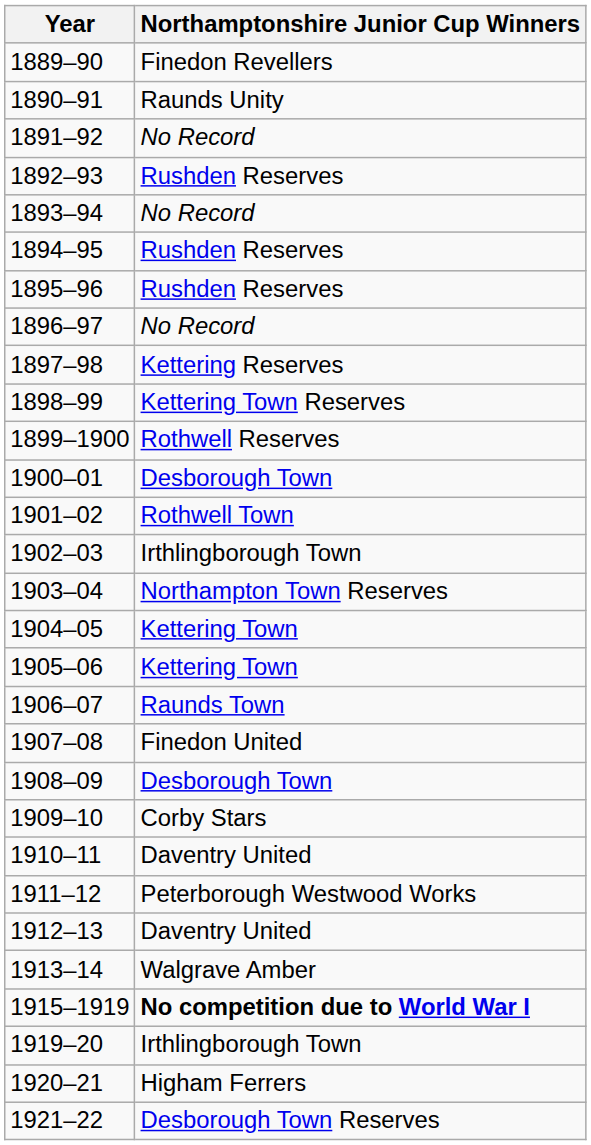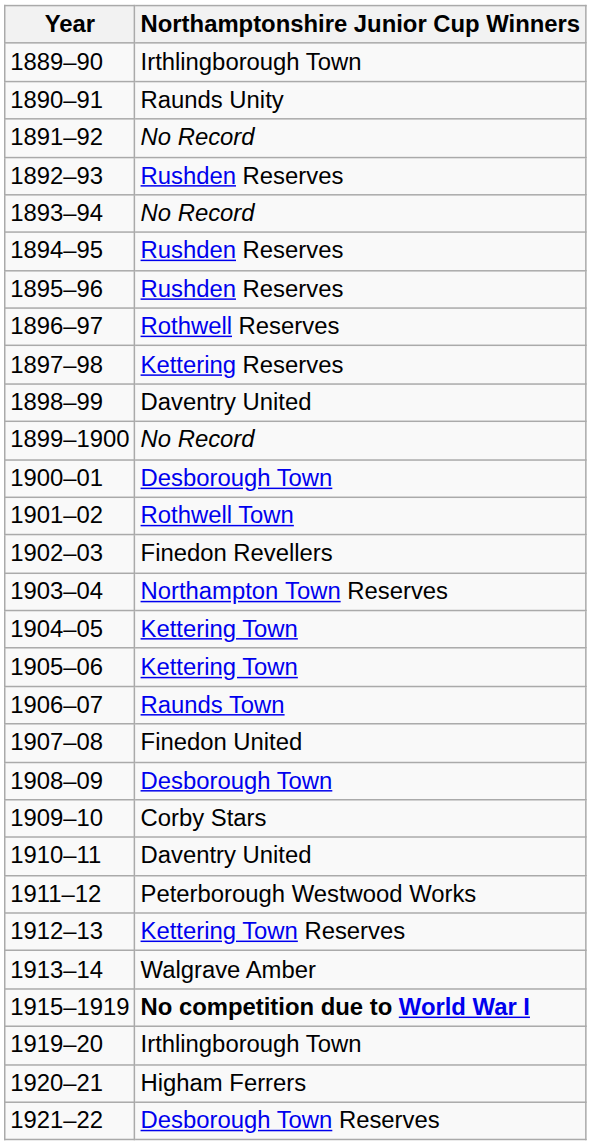(237, 62) Finedon Revellers -> (251, 62) Irthlingborough Town
(198, 326) No Record -> (240, 326) Rothwell Reserves
(273, 402) Kettering Town Reserves -> (226, 402) Daventry United
(240, 440) Rothwell Reserves -> (198, 440) No Record
(251, 553) Irthlingborough Town -> (237, 553) Finedon Revellers
(226, 931) Daventry United -> (273, 931) Kettering Town Reserves
